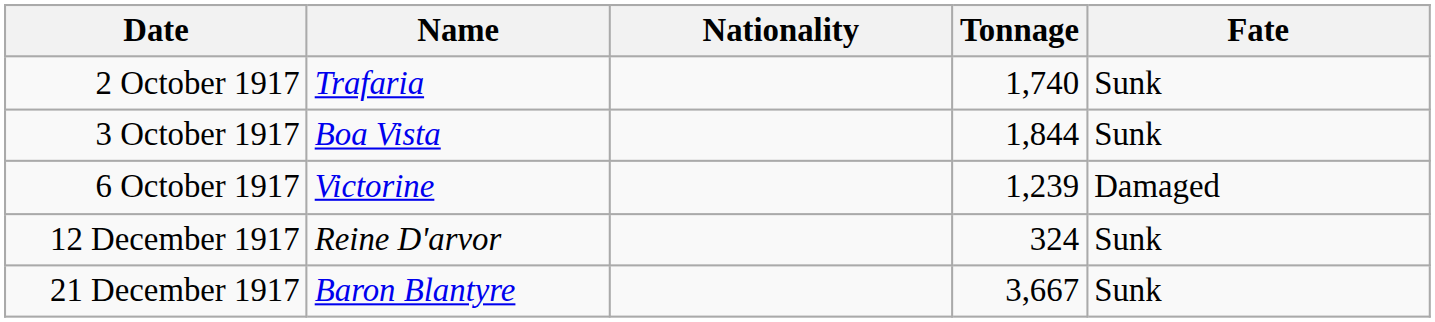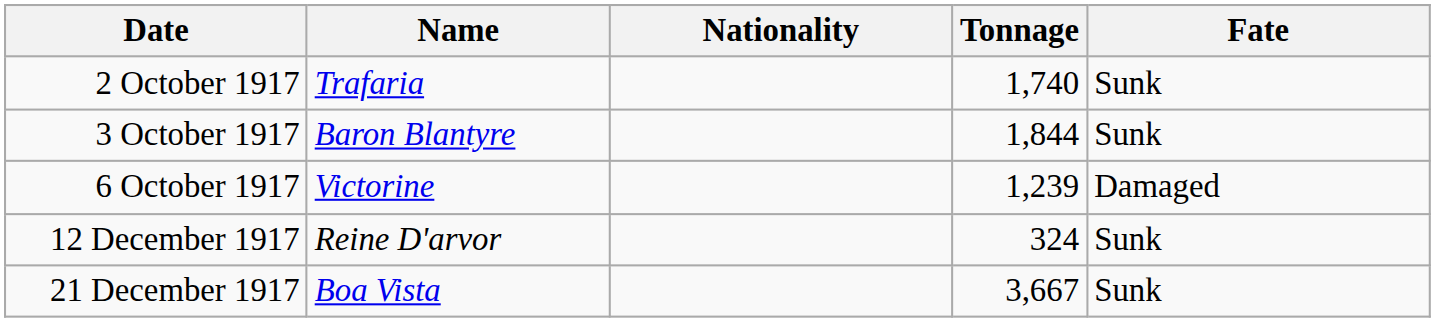(378, 134) Boa Vista -> (415, 134) Baron Blantyre
(415, 290) Baron Blantyre -> (378, 290) Boa Vista
